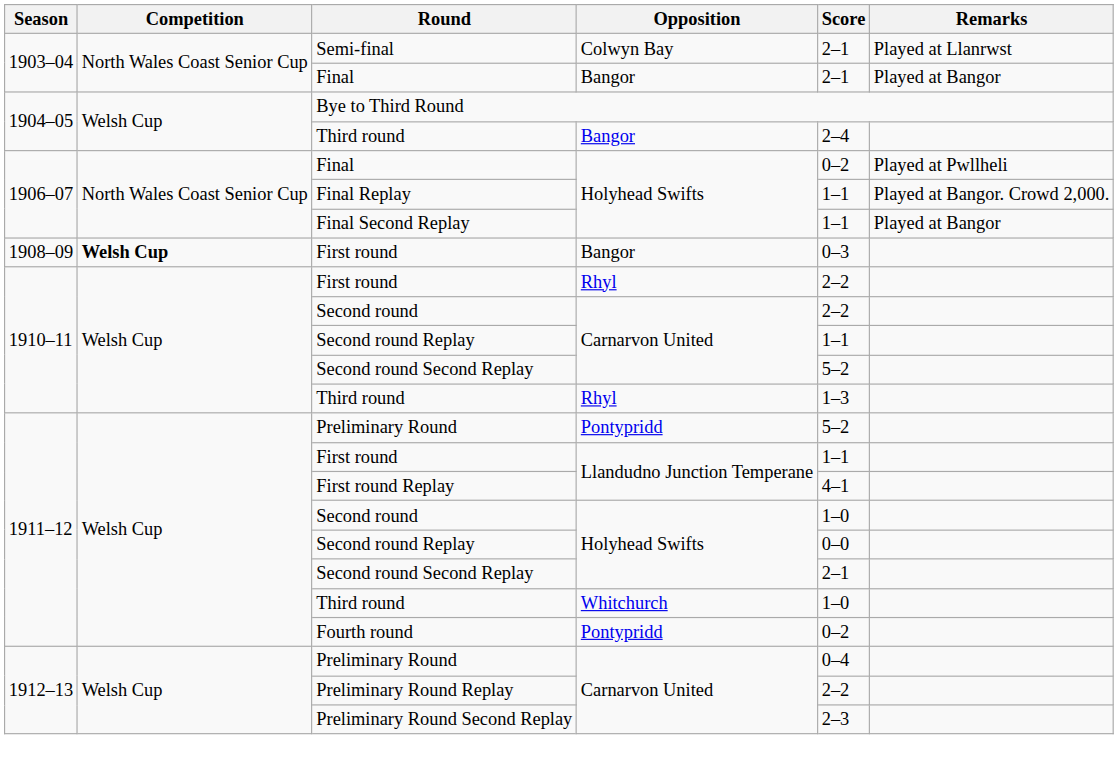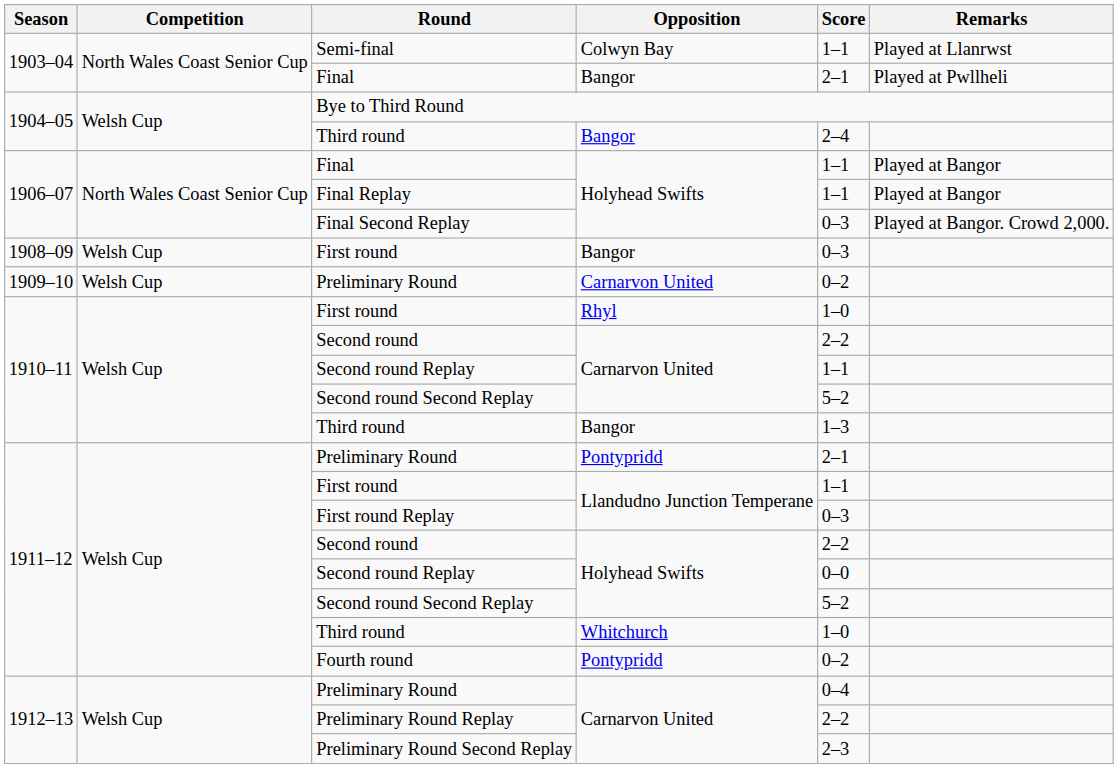(836, 48) 2–1 -> (836, 48) 1–1
(937, 77) Played at Bangor -> (941, 77) Played at Pwllheli
(836, 164) 0–2 -> (836, 164) 1–1
(941, 164) Played at Pwllheli -> (937, 164) Played at Bangor
(992, 194) Played at Bangor. Crowd 2,000. -> (937, 194) Played at Bangor
(836, 223) 1–1 -> (836, 223) 0–3
(937, 223) Played at Bangor -> (992, 223) Played at Bangor. Crowd 2,000.
(125, 252) bold -> (122, 252) normal
+ row: (41, 281)
(836, 281) 2–2 -> (836, 310) 1–0
(599, 398) Rhyl -> (608, 427) Bangor
(836, 427) 5–2 -> (836, 456) 2–1
(836, 485) 4–1 -> (836, 515) 0–3
(836, 515) 1–0 -> (836, 544) 2–2
(836, 573) 2–1 -> (836, 602) 5–2
